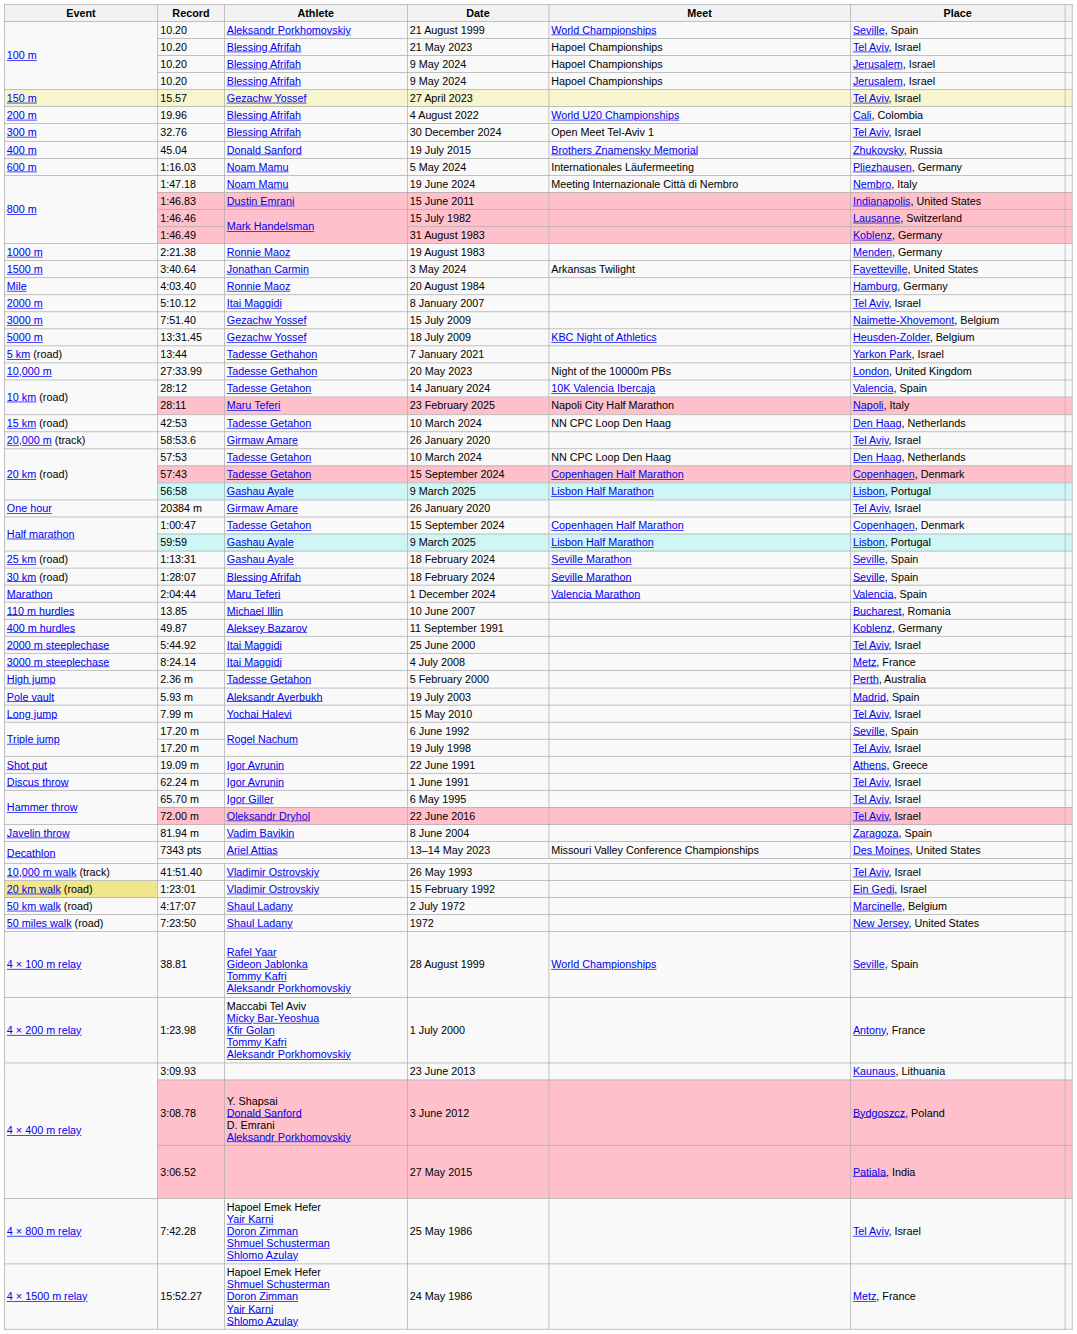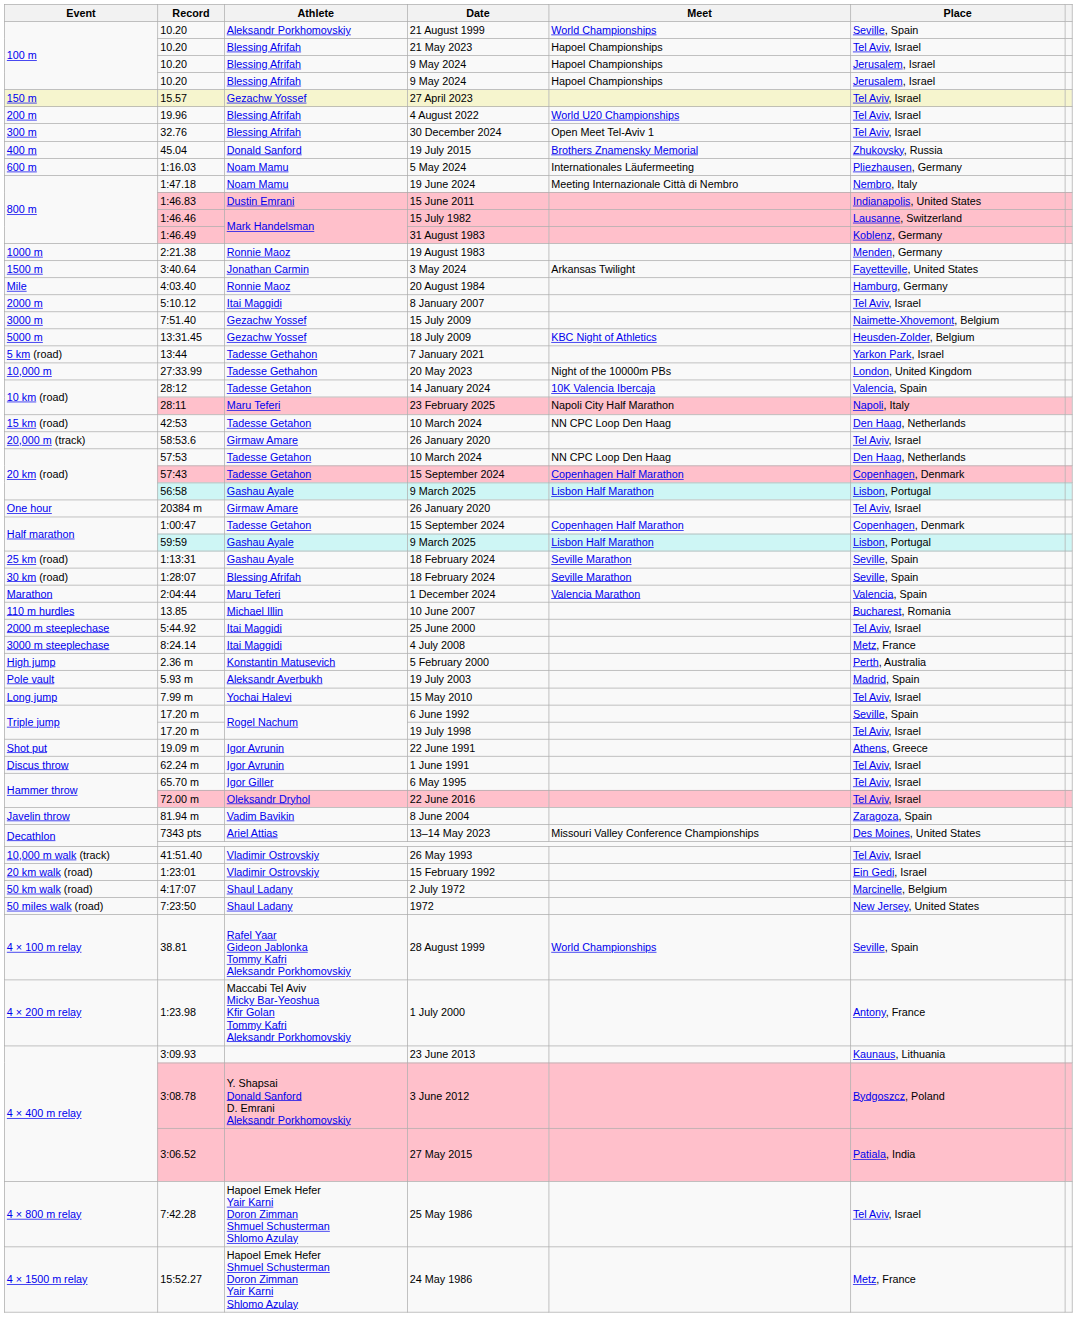(888, 116) Cali, Colombia -> (887, 116) Tel Aviv, Israel
- row: (174, 628)
(269, 679) Tadesse Getahon -> (281, 662) Konstantin Matusevich
(50, 889) khaki background -> (50, 872) no background
